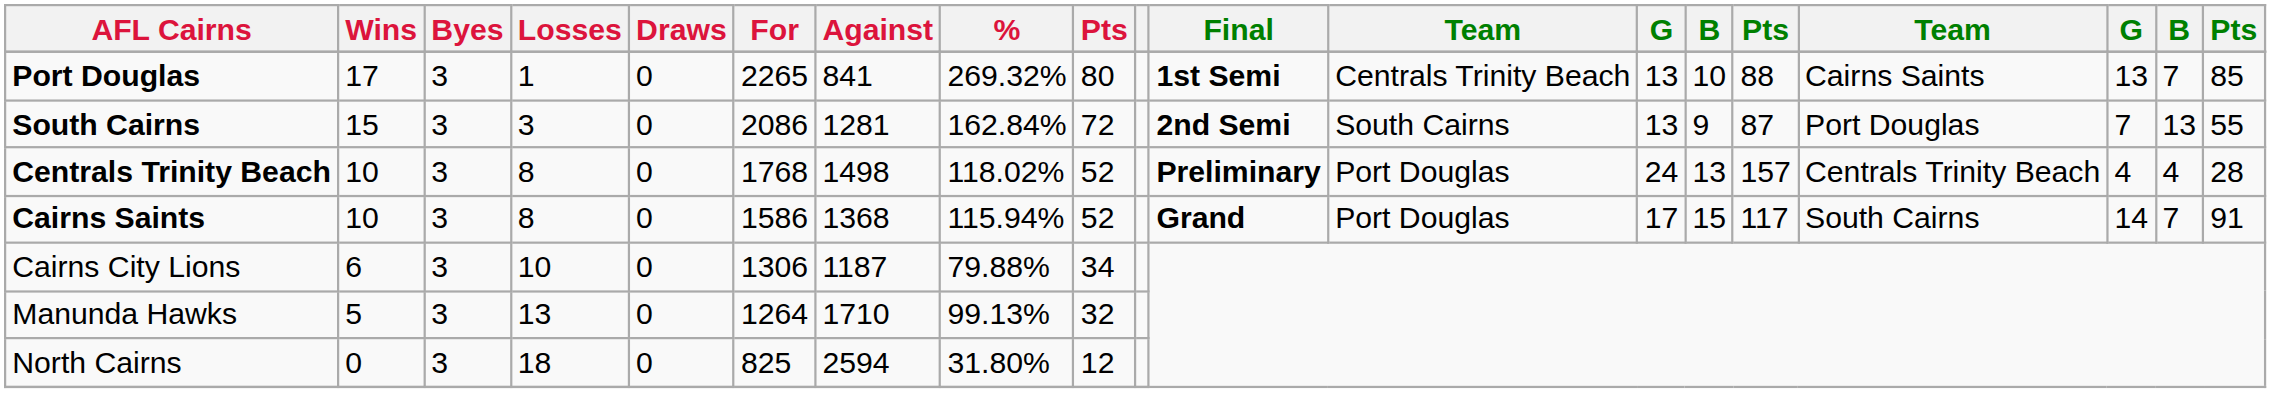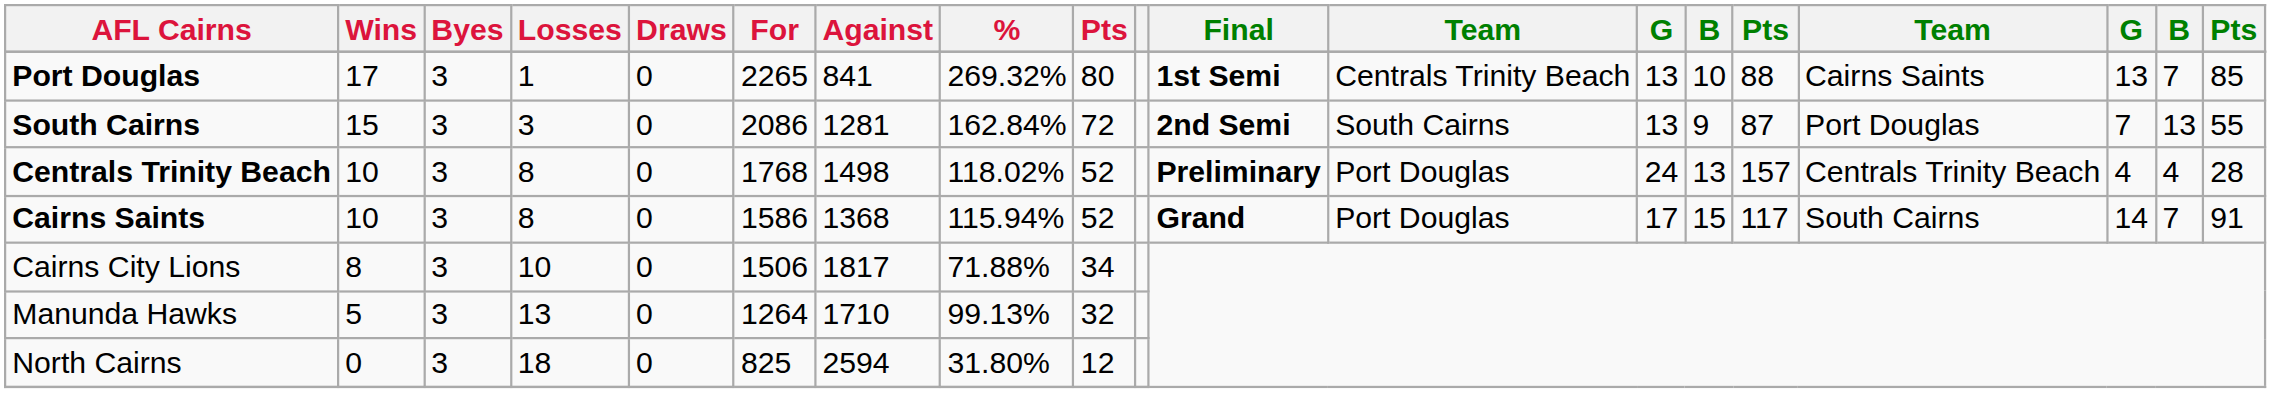(354, 266) 6 -> (354, 266) 8
(775, 266) 1306 -> (775, 266) 1506
(855, 266) 1187 -> (856, 266) 1817
(999, 266) 79.88% -> (999, 266) 71.88%
